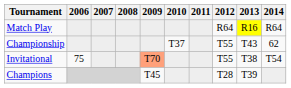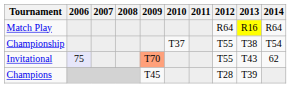(249, 43) T43 -> (249, 43) T38
(274, 43) 62 -> (274, 43) T54
(79, 59) no background -> (79, 59) lavender background
(249, 59) T38 -> (249, 59) T43
(274, 59) T54 -> (274, 59) 62
